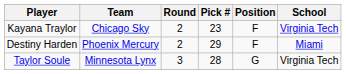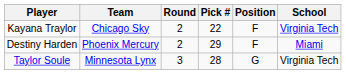(215, 28) 23 -> (215, 28) 22
